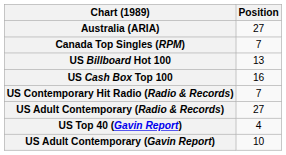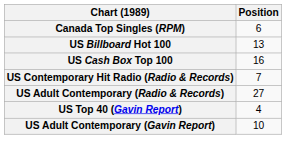- row: (120, 28)
(259, 45) 7 -> (259, 28) 6
